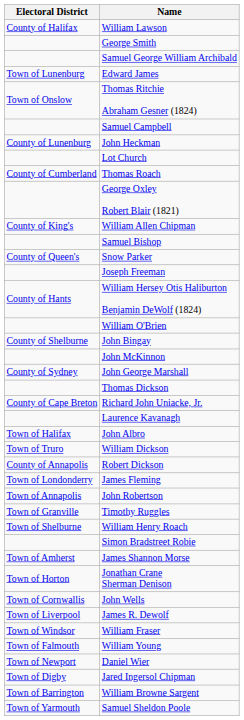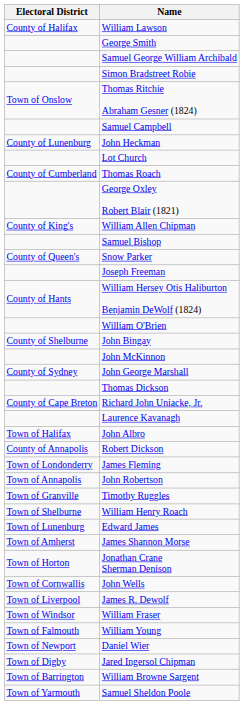rows swapped: (149, 542) <-> (130, 74)
- row: (135, 449)
